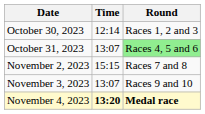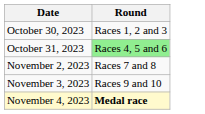- column: (107, 13)
